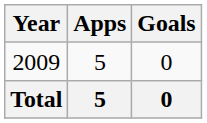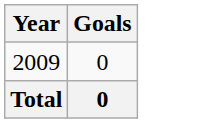- column: (100, 23)
